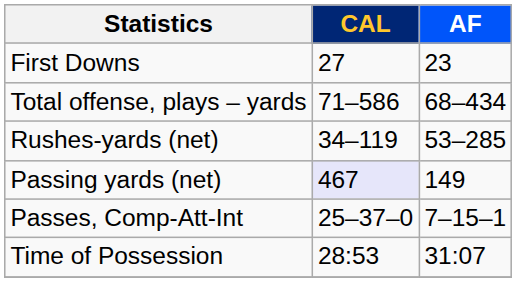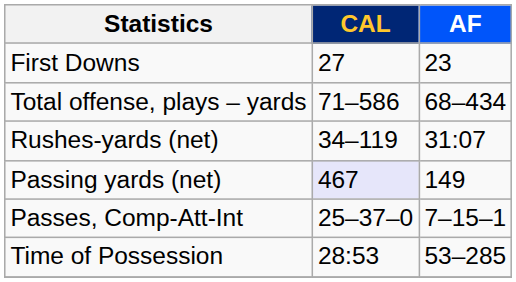(465, 140) 53–285 -> (455, 140) 31:07
(455, 256) 31:07 -> (465, 256) 53–285
